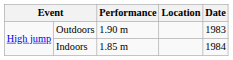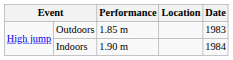(114, 30) 1.90 m -> (114, 30) 1.85 m
(114, 47) 1.85 m -> (114, 47) 1.90 m
